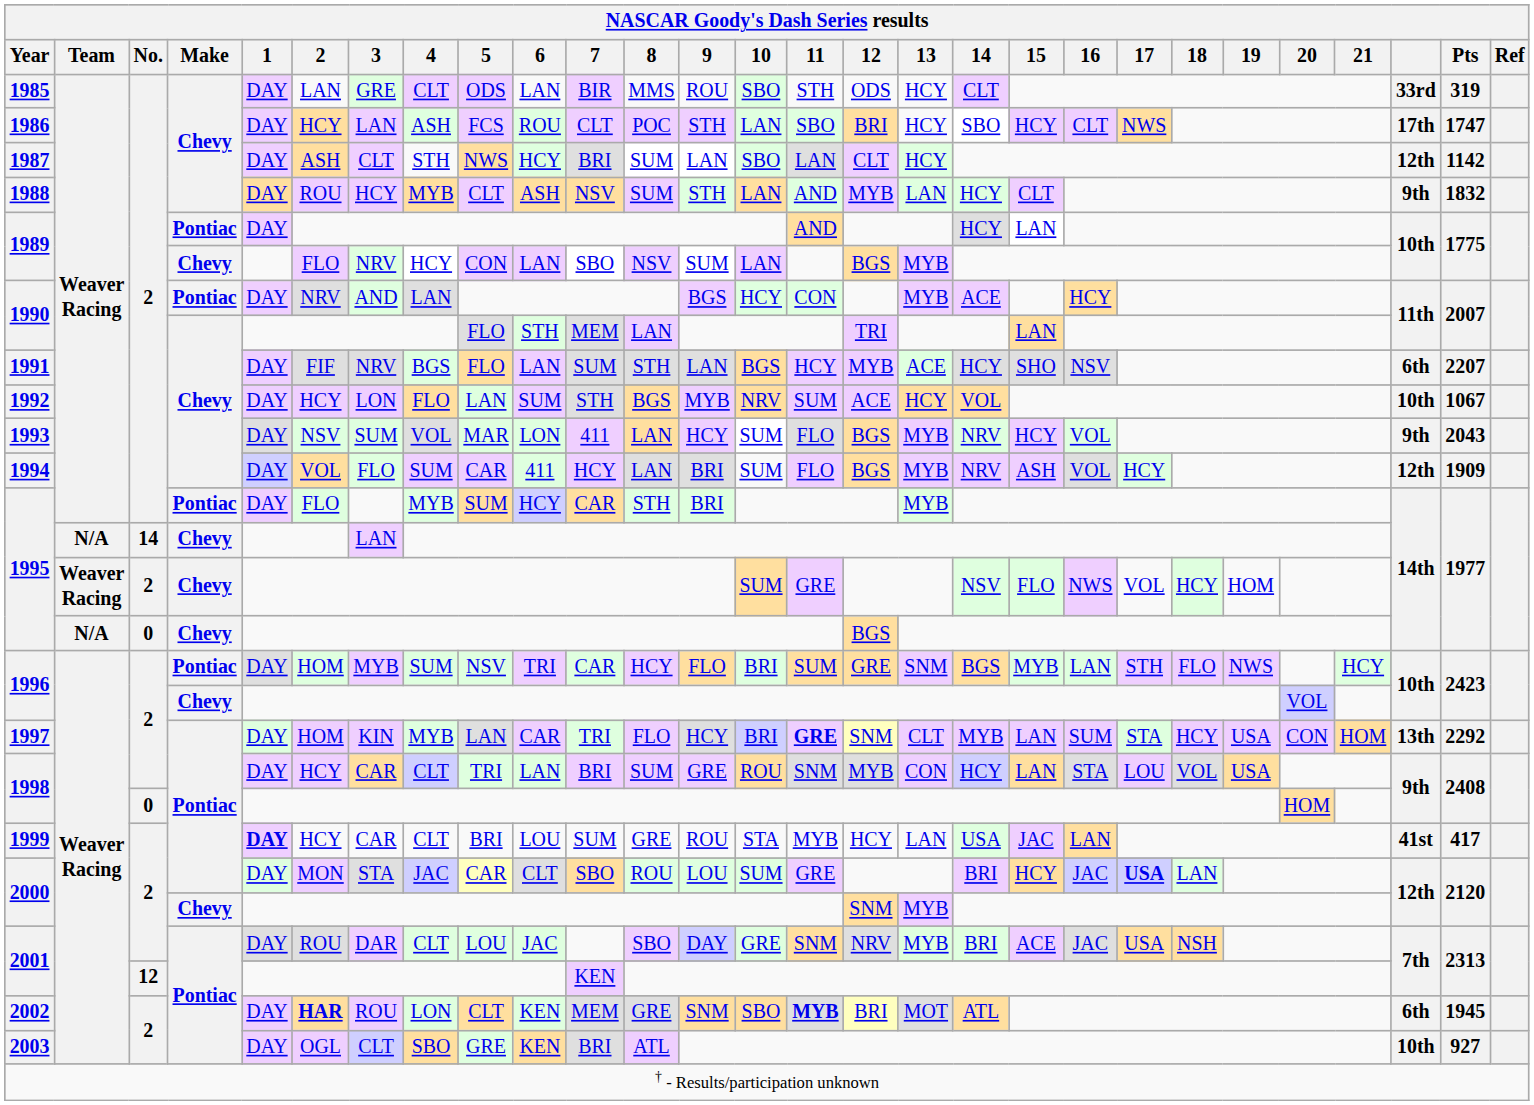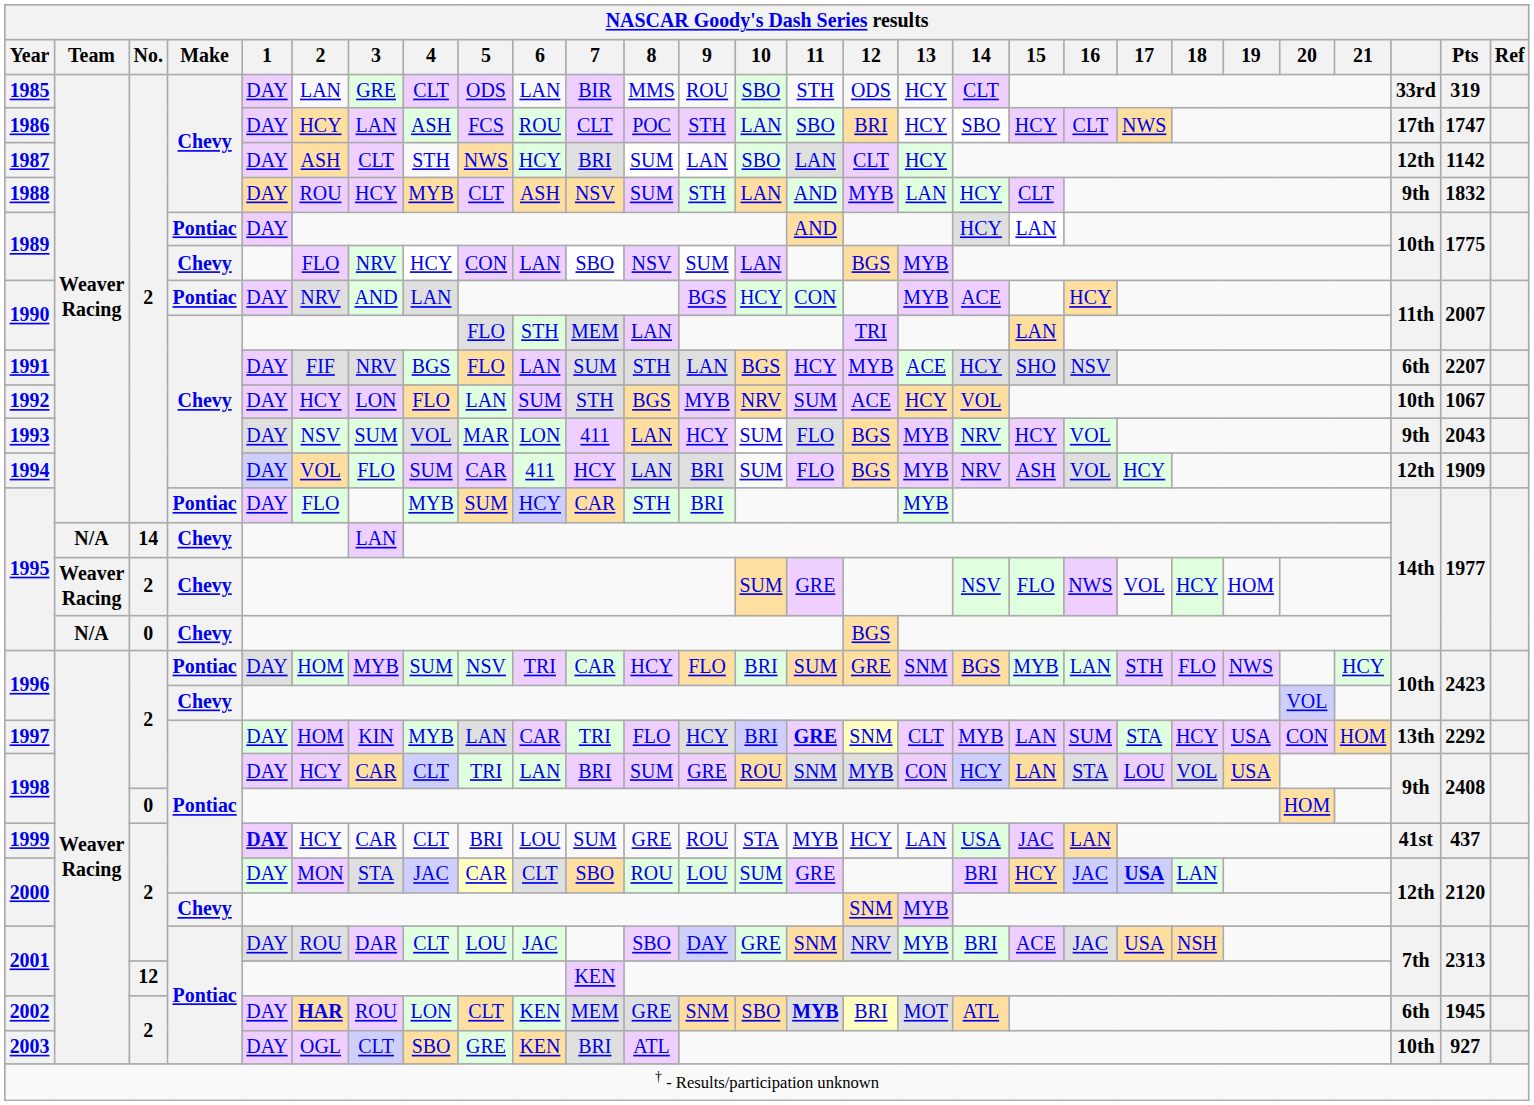(1465, 840) 417 -> (1465, 840) 437
